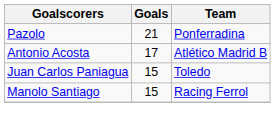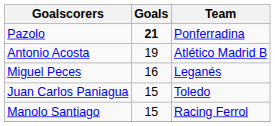(151, 33) normal -> (151, 33) bold
(151, 53) 17 -> (151, 53) 19
+ row: (44, 72)
